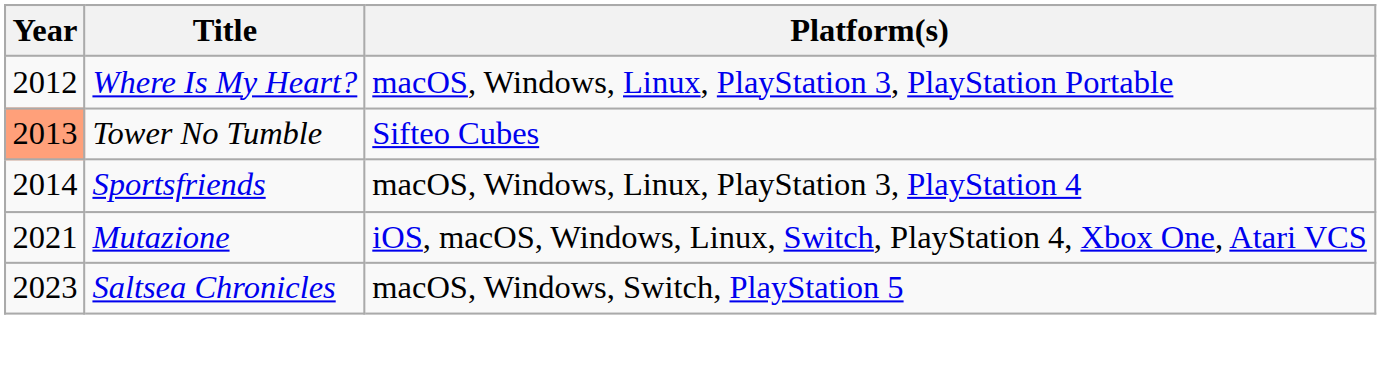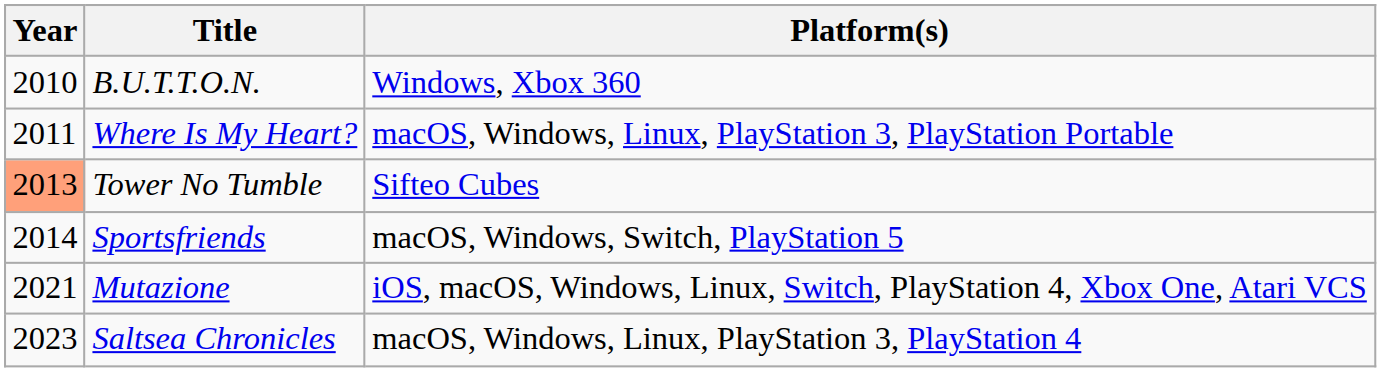+ row: (177, 81)
(45, 81) 2012 -> (44, 133) 2011
(727, 184) macOS, Windows, Linux, PlayStation 3, PlayStation 4 -> (638, 236) macOS, Windows, Switch, PlayStation 5
(638, 287) macOS, Windows, Switch, PlayStation 5 -> (727, 339) macOS, Windows, Linux, PlayStation 3, PlayStation 4
